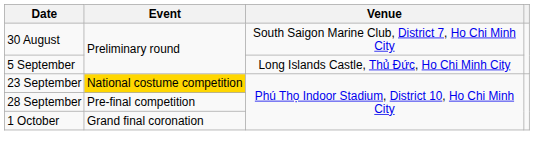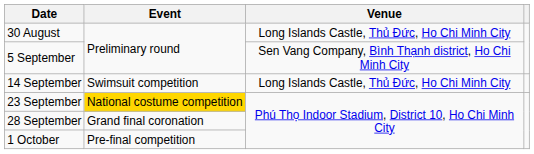(384, 39) South Saigon Marine Club, District 7, Ho Chi Minh City -> (384, 33) Long Islands Castle, Thủ Đức, Ho Chi Minh City
(384, 65) Long Islands Castle, Thủ Đức, Ho Chi Minh City -> (384, 58) Sen Vang Company, Bình Thạnh district, Ho Chi Minh City
+ row: (44, 84)
(141, 102) Pre-final competition -> (145, 121) Grand final coronation
(145, 121) Grand final coronation -> (141, 140) Pre-final competition
